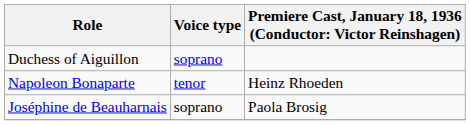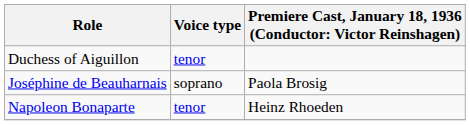(198, 58) soprano -> (190, 58) tenor
rows swapped: (87, 107) <-> (71, 82)
